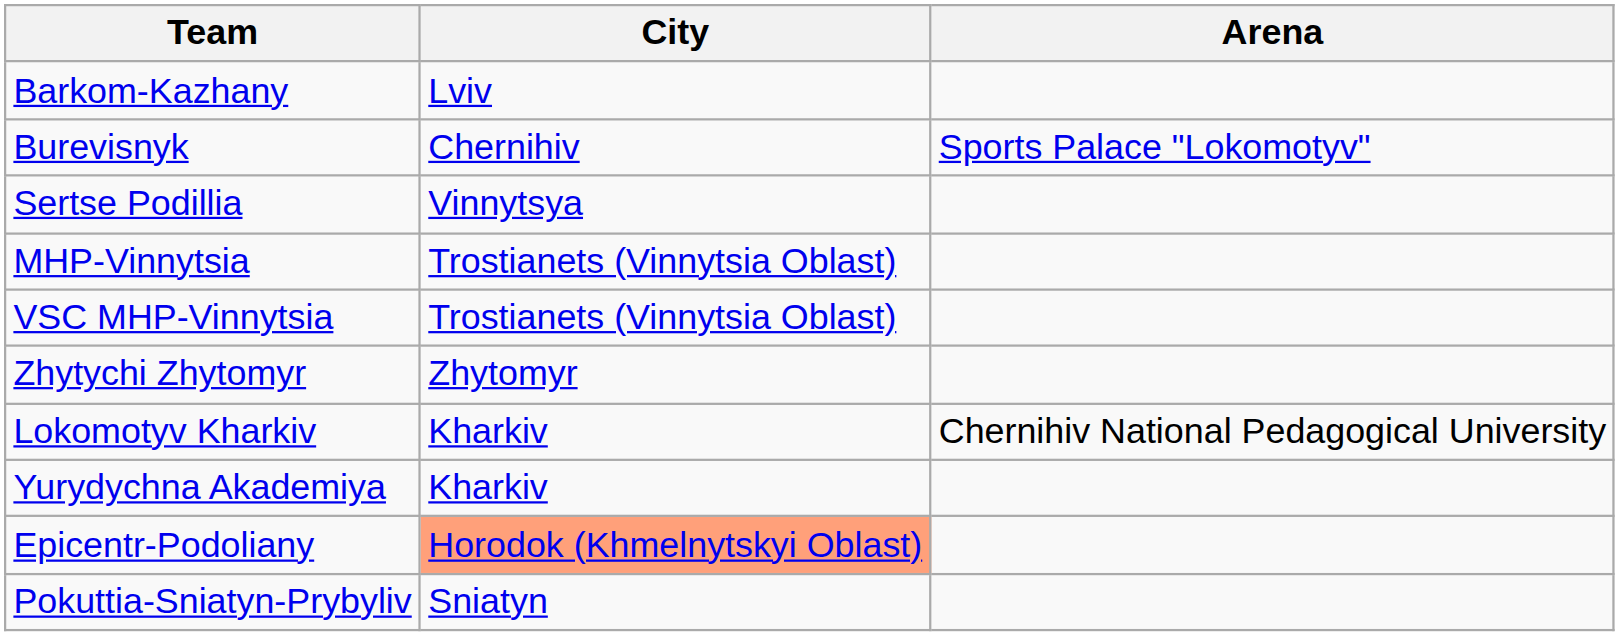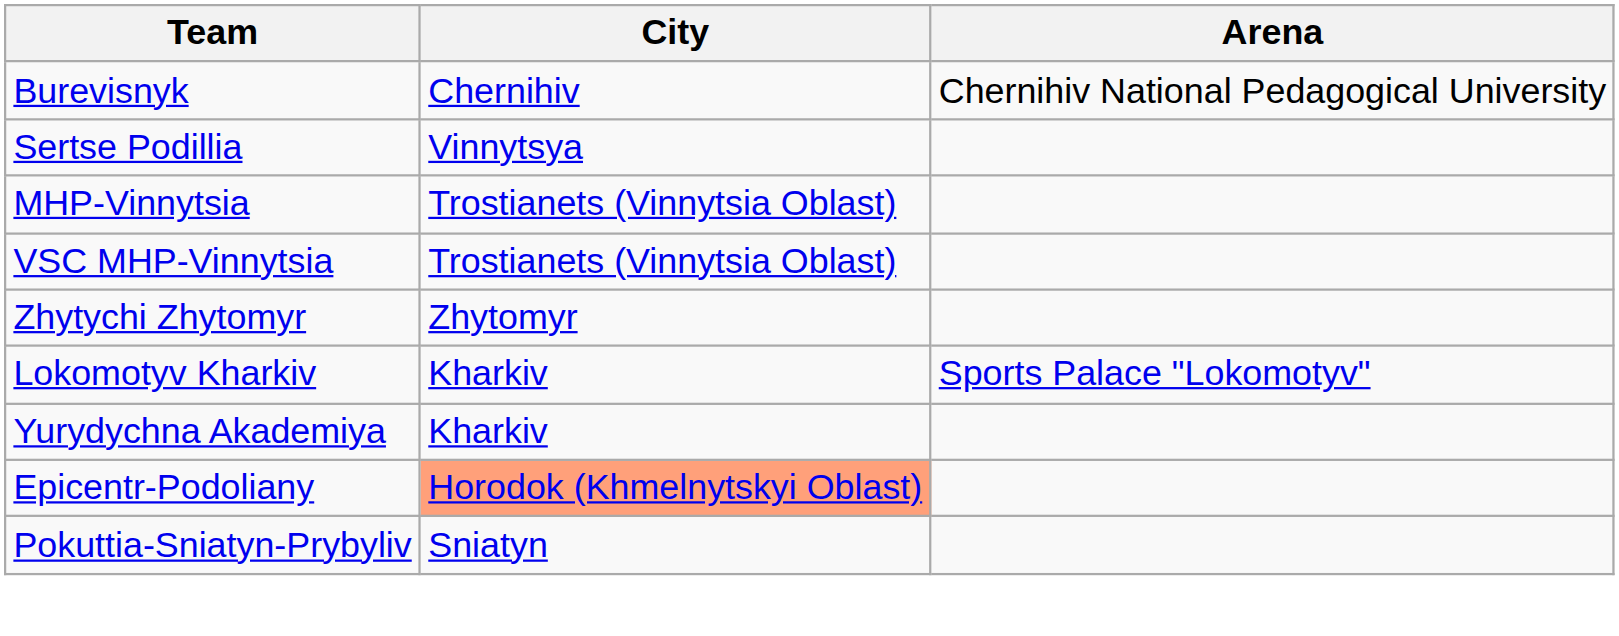- row: (151, 89)
(1155, 146) Sports Palace "Lokomotyv" -> (1272, 89) Chernihiv National Pedagogical University
(1272, 430) Chernihiv National Pedagogical University -> (1155, 373) Sports Palace "Lokomotyv"
